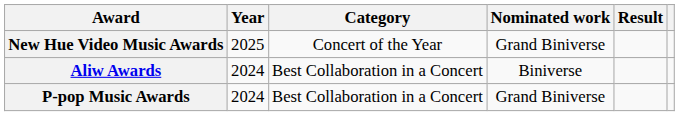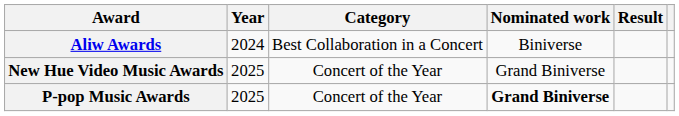rows swapped: (116, 70) <-> (116, 44)
(248, 96) 2024 -> (248, 96) 2025
(377, 96) Best Collaboration in a Concert -> (377, 96) Concert of the Year
(550, 96) normal -> (550, 96) bold
